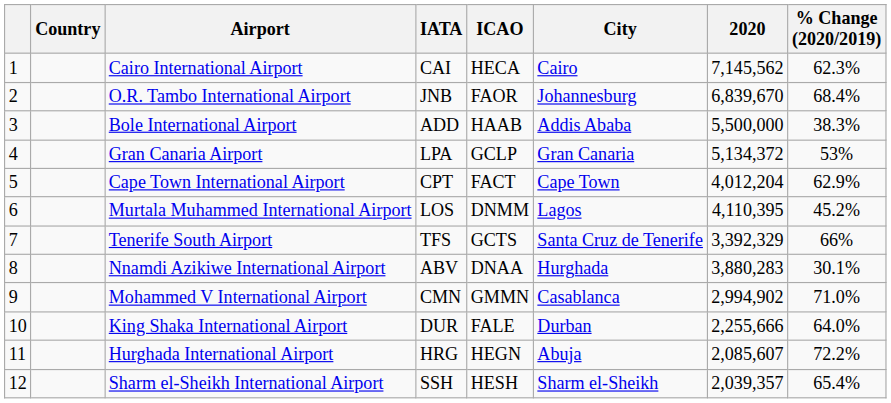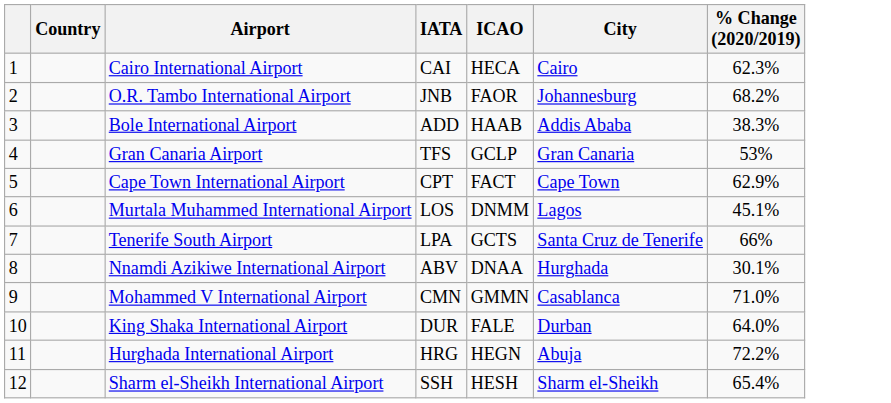- column: (747, 29)
(837, 96) 68.4% -> (756, 96) 68.2%
(436, 153) LPA -> (435, 153) TFS
(837, 211) 45.2% -> (756, 211) 45.1%
(435, 239) TFS -> (436, 239) LPA
